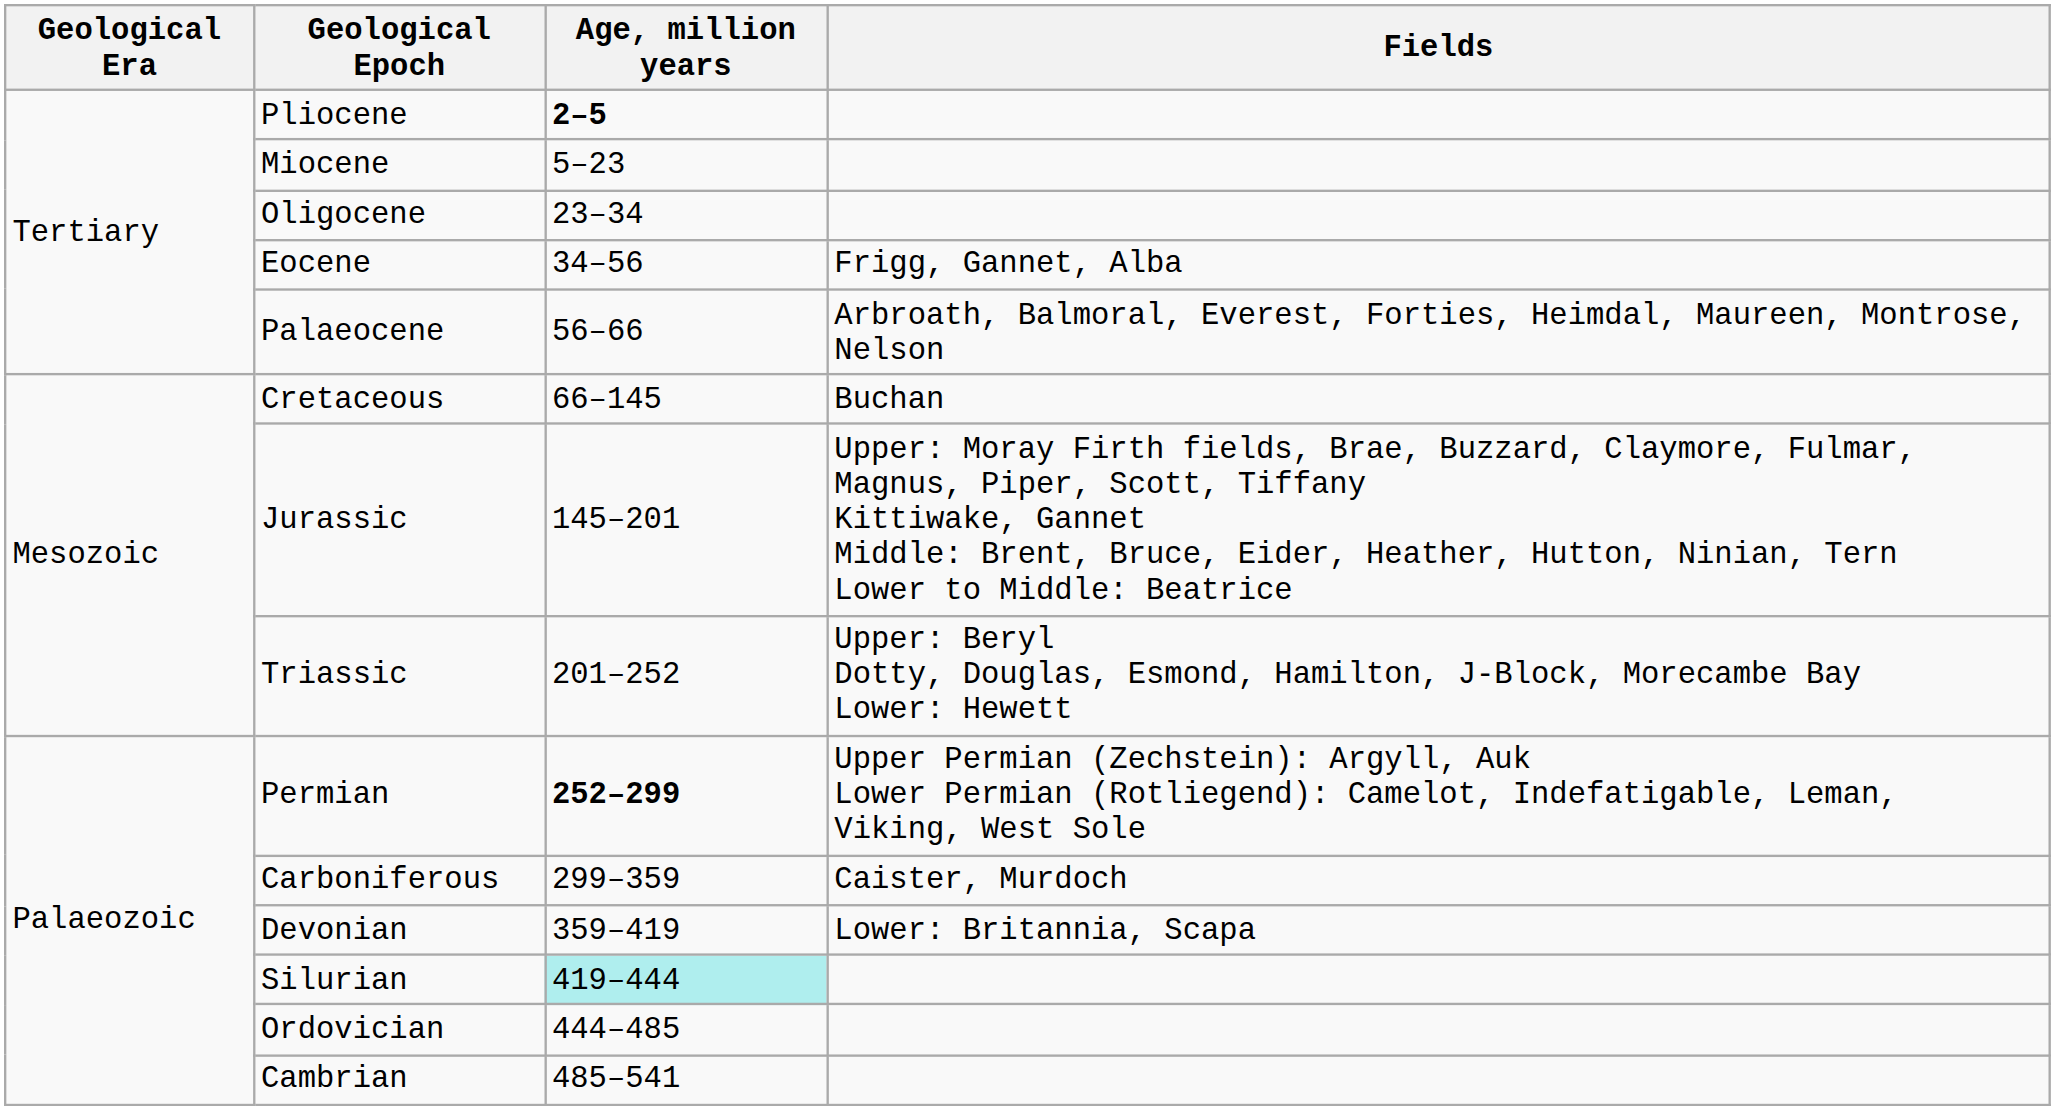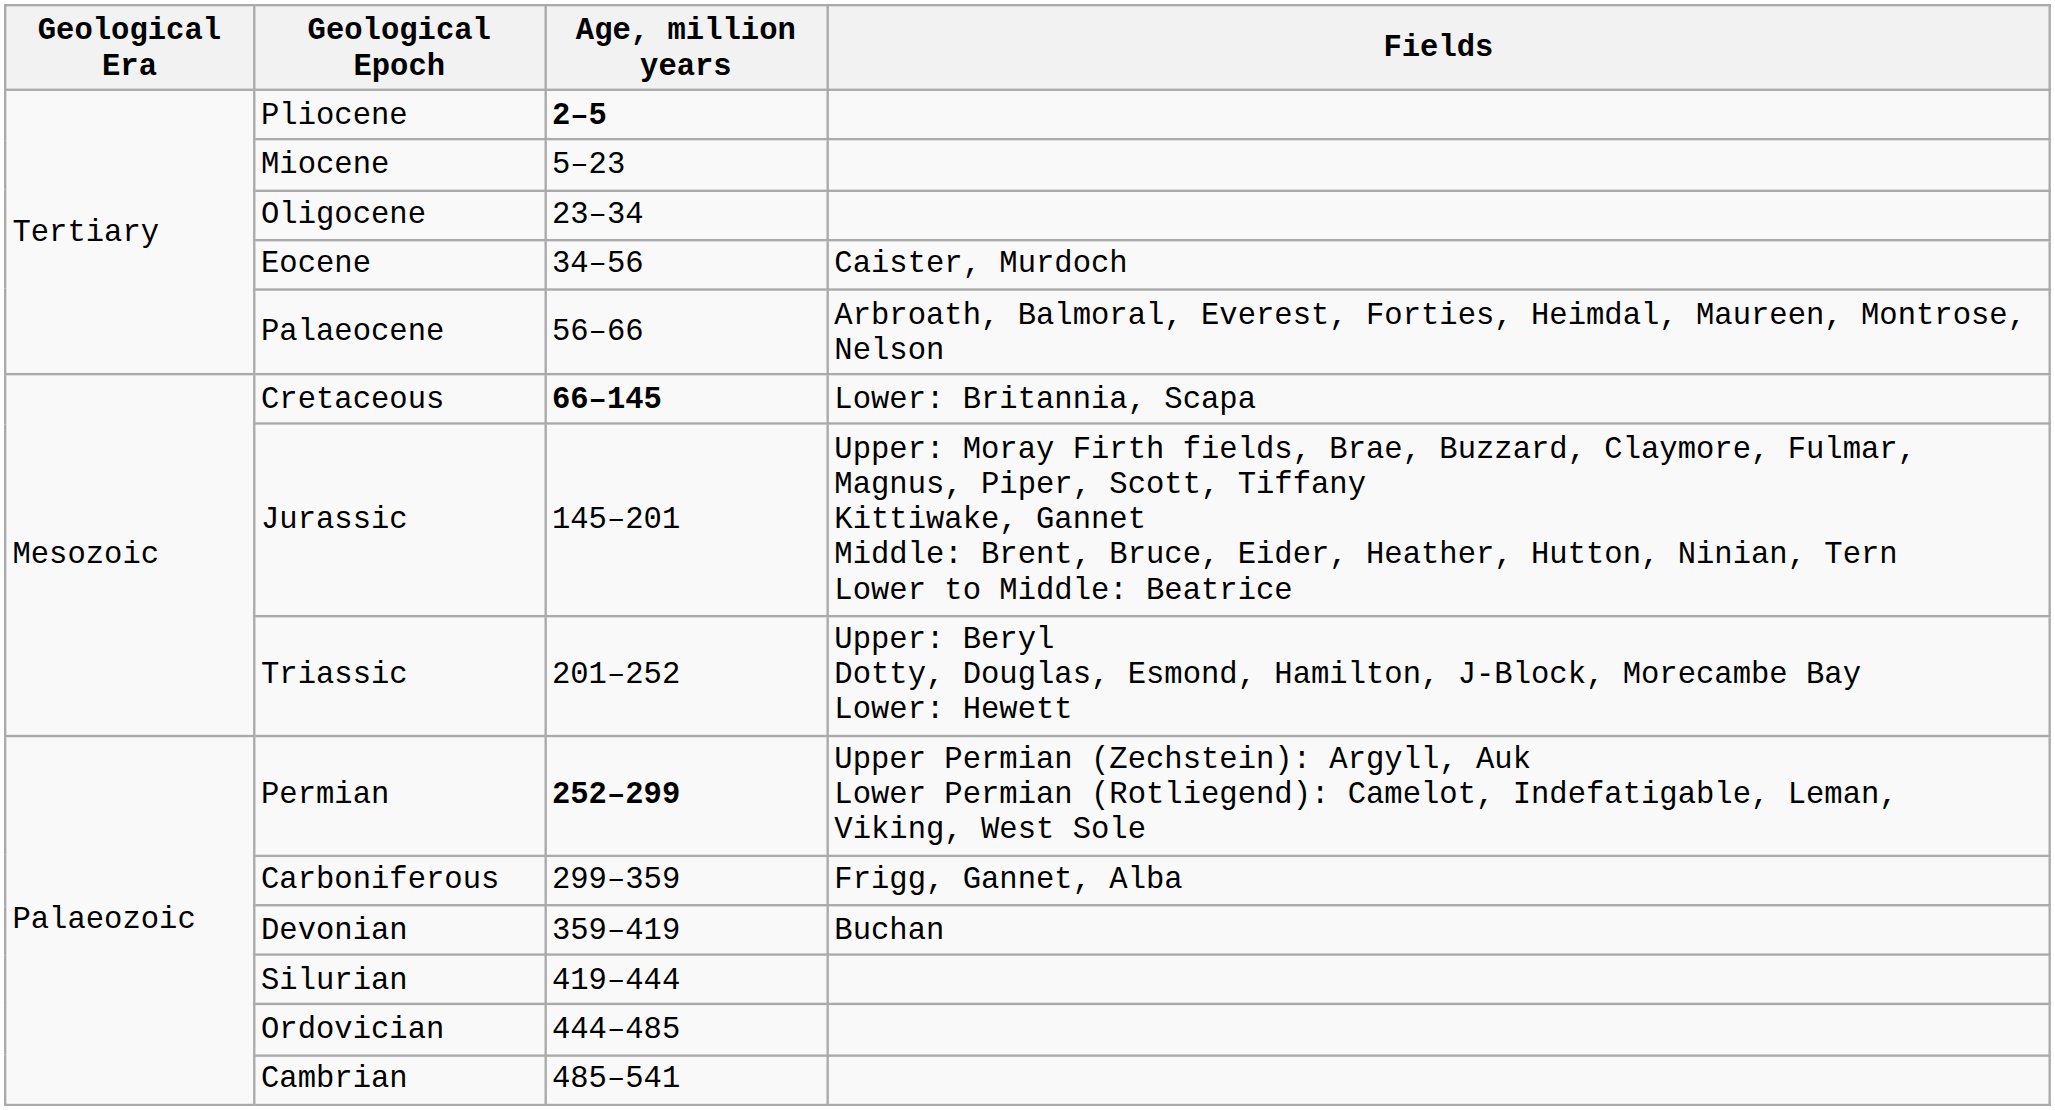(1009, 264) Frigg, Gannet, Alba -> (981, 264) Caister, Murdoch
(607, 399) normal -> (607, 399) bold
(889, 399) Buchan -> (1045, 399) Lower: Britannia, Scapa
(981, 880) Caister, Murdoch -> (1009, 880) Frigg, Gannet, Alba
(1045, 930) Lower: Britannia, Scapa -> (889, 930) Buchan
(616, 980) paleturquoise background -> (616, 980) no background
